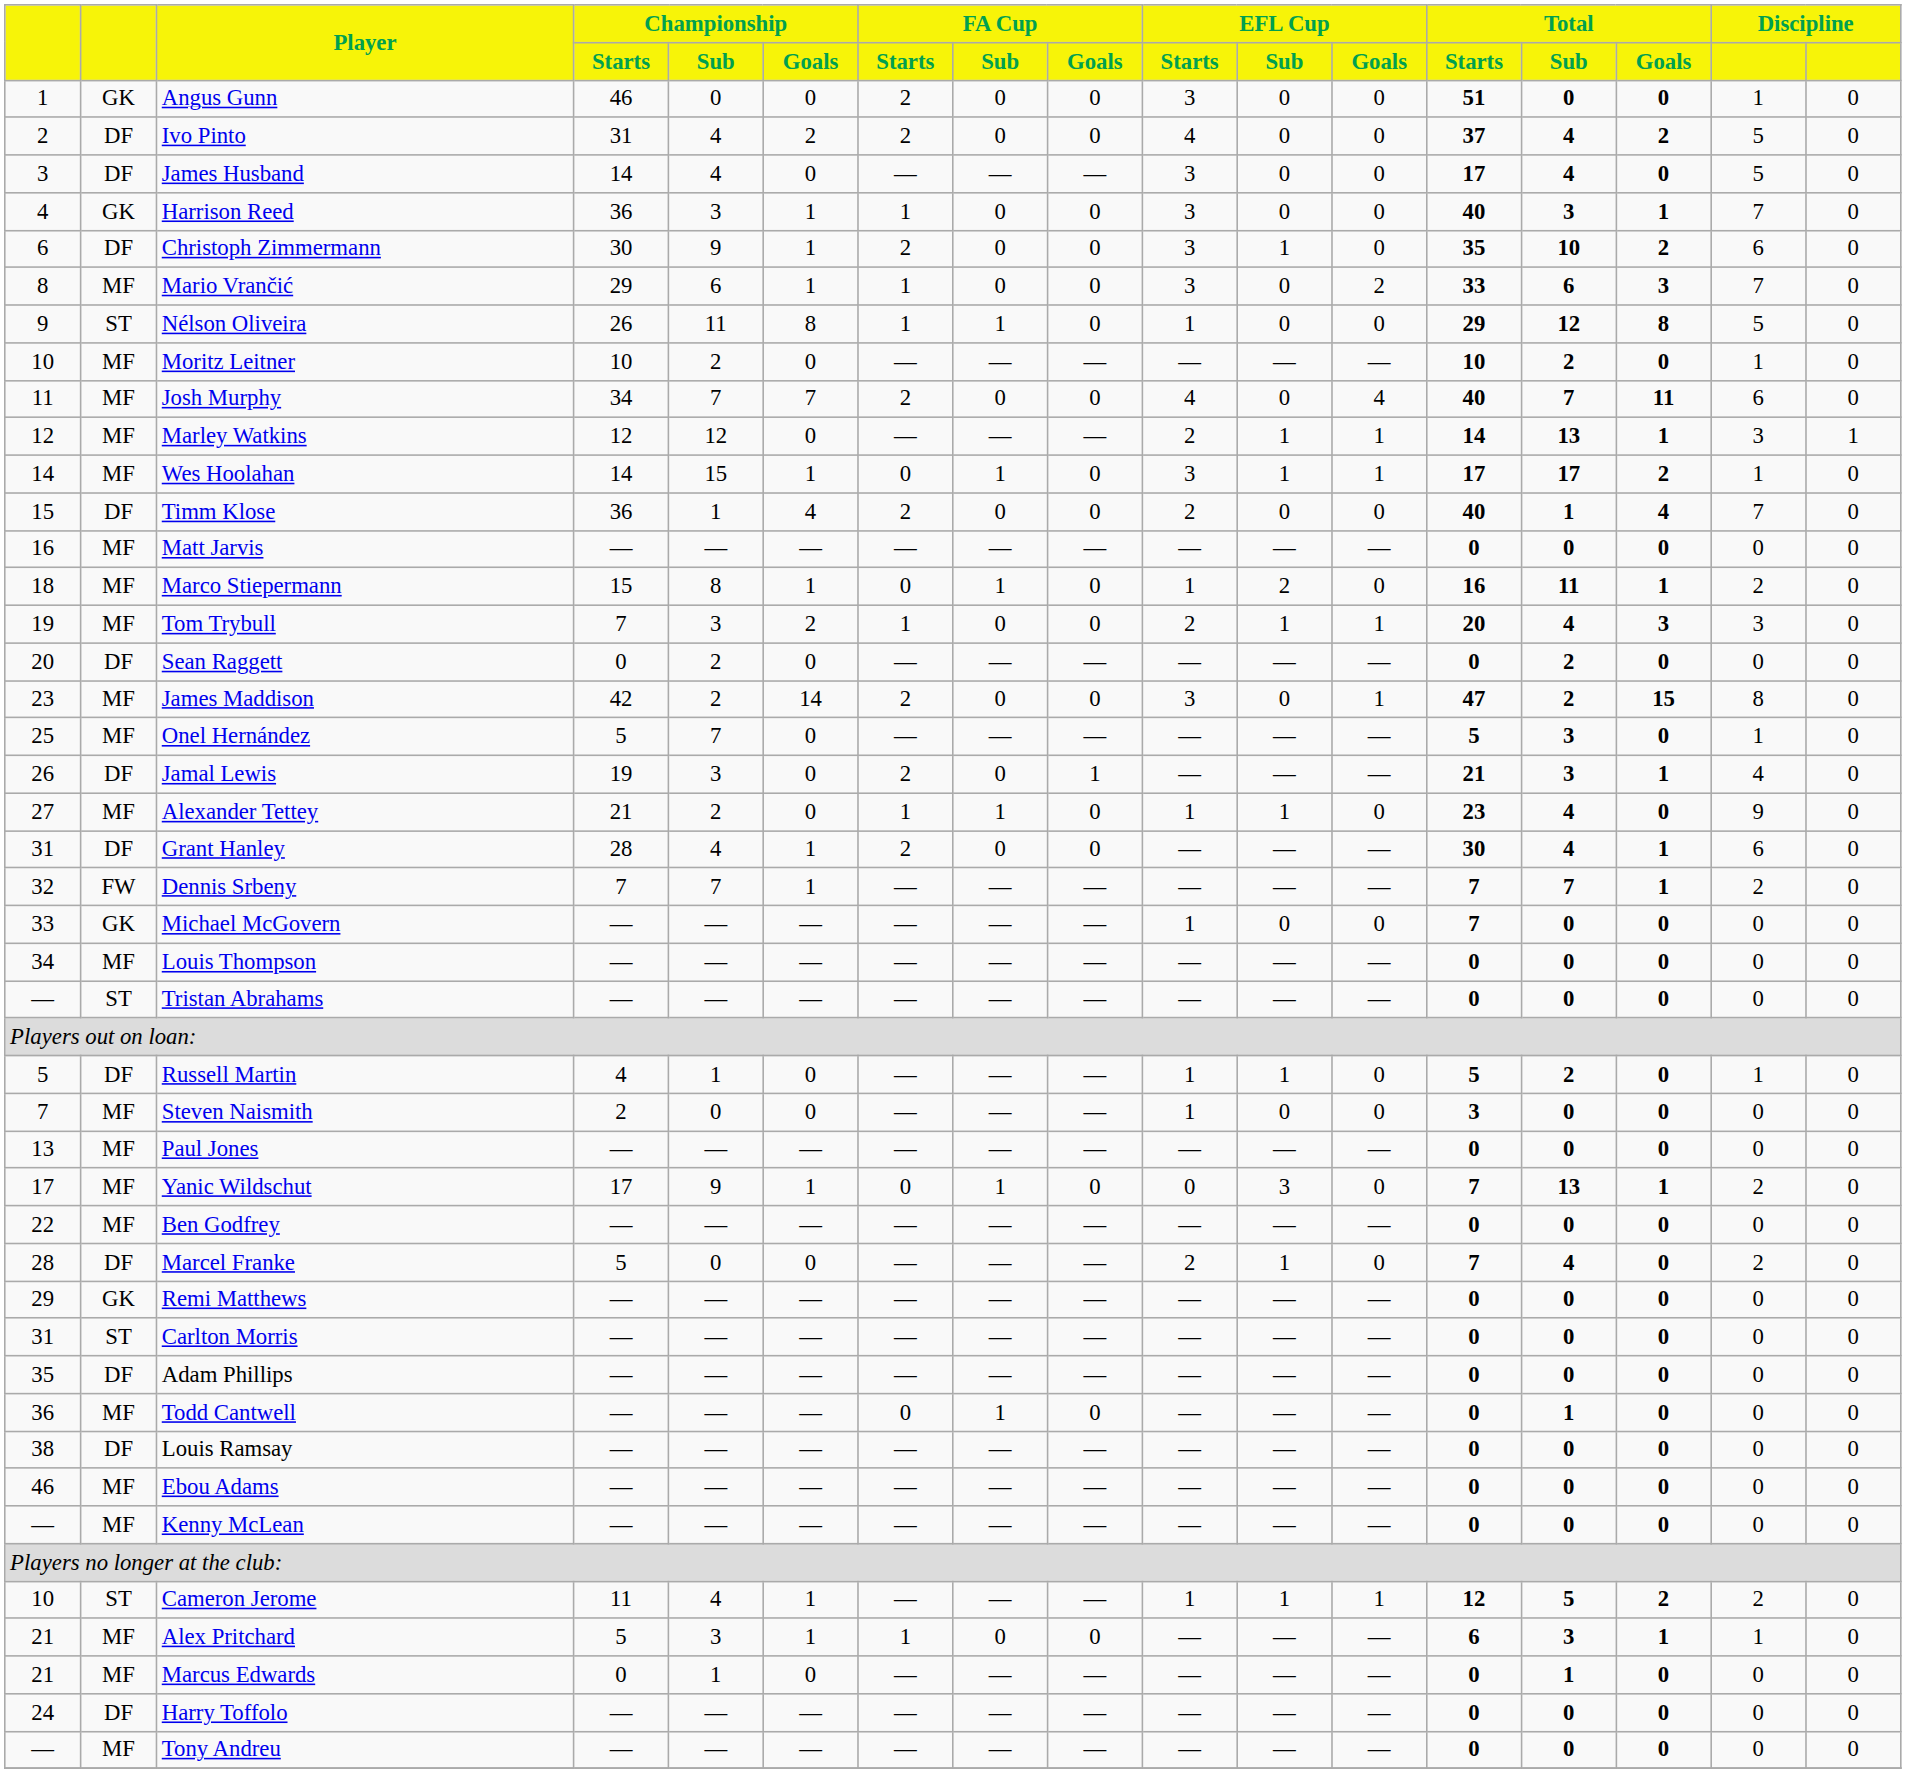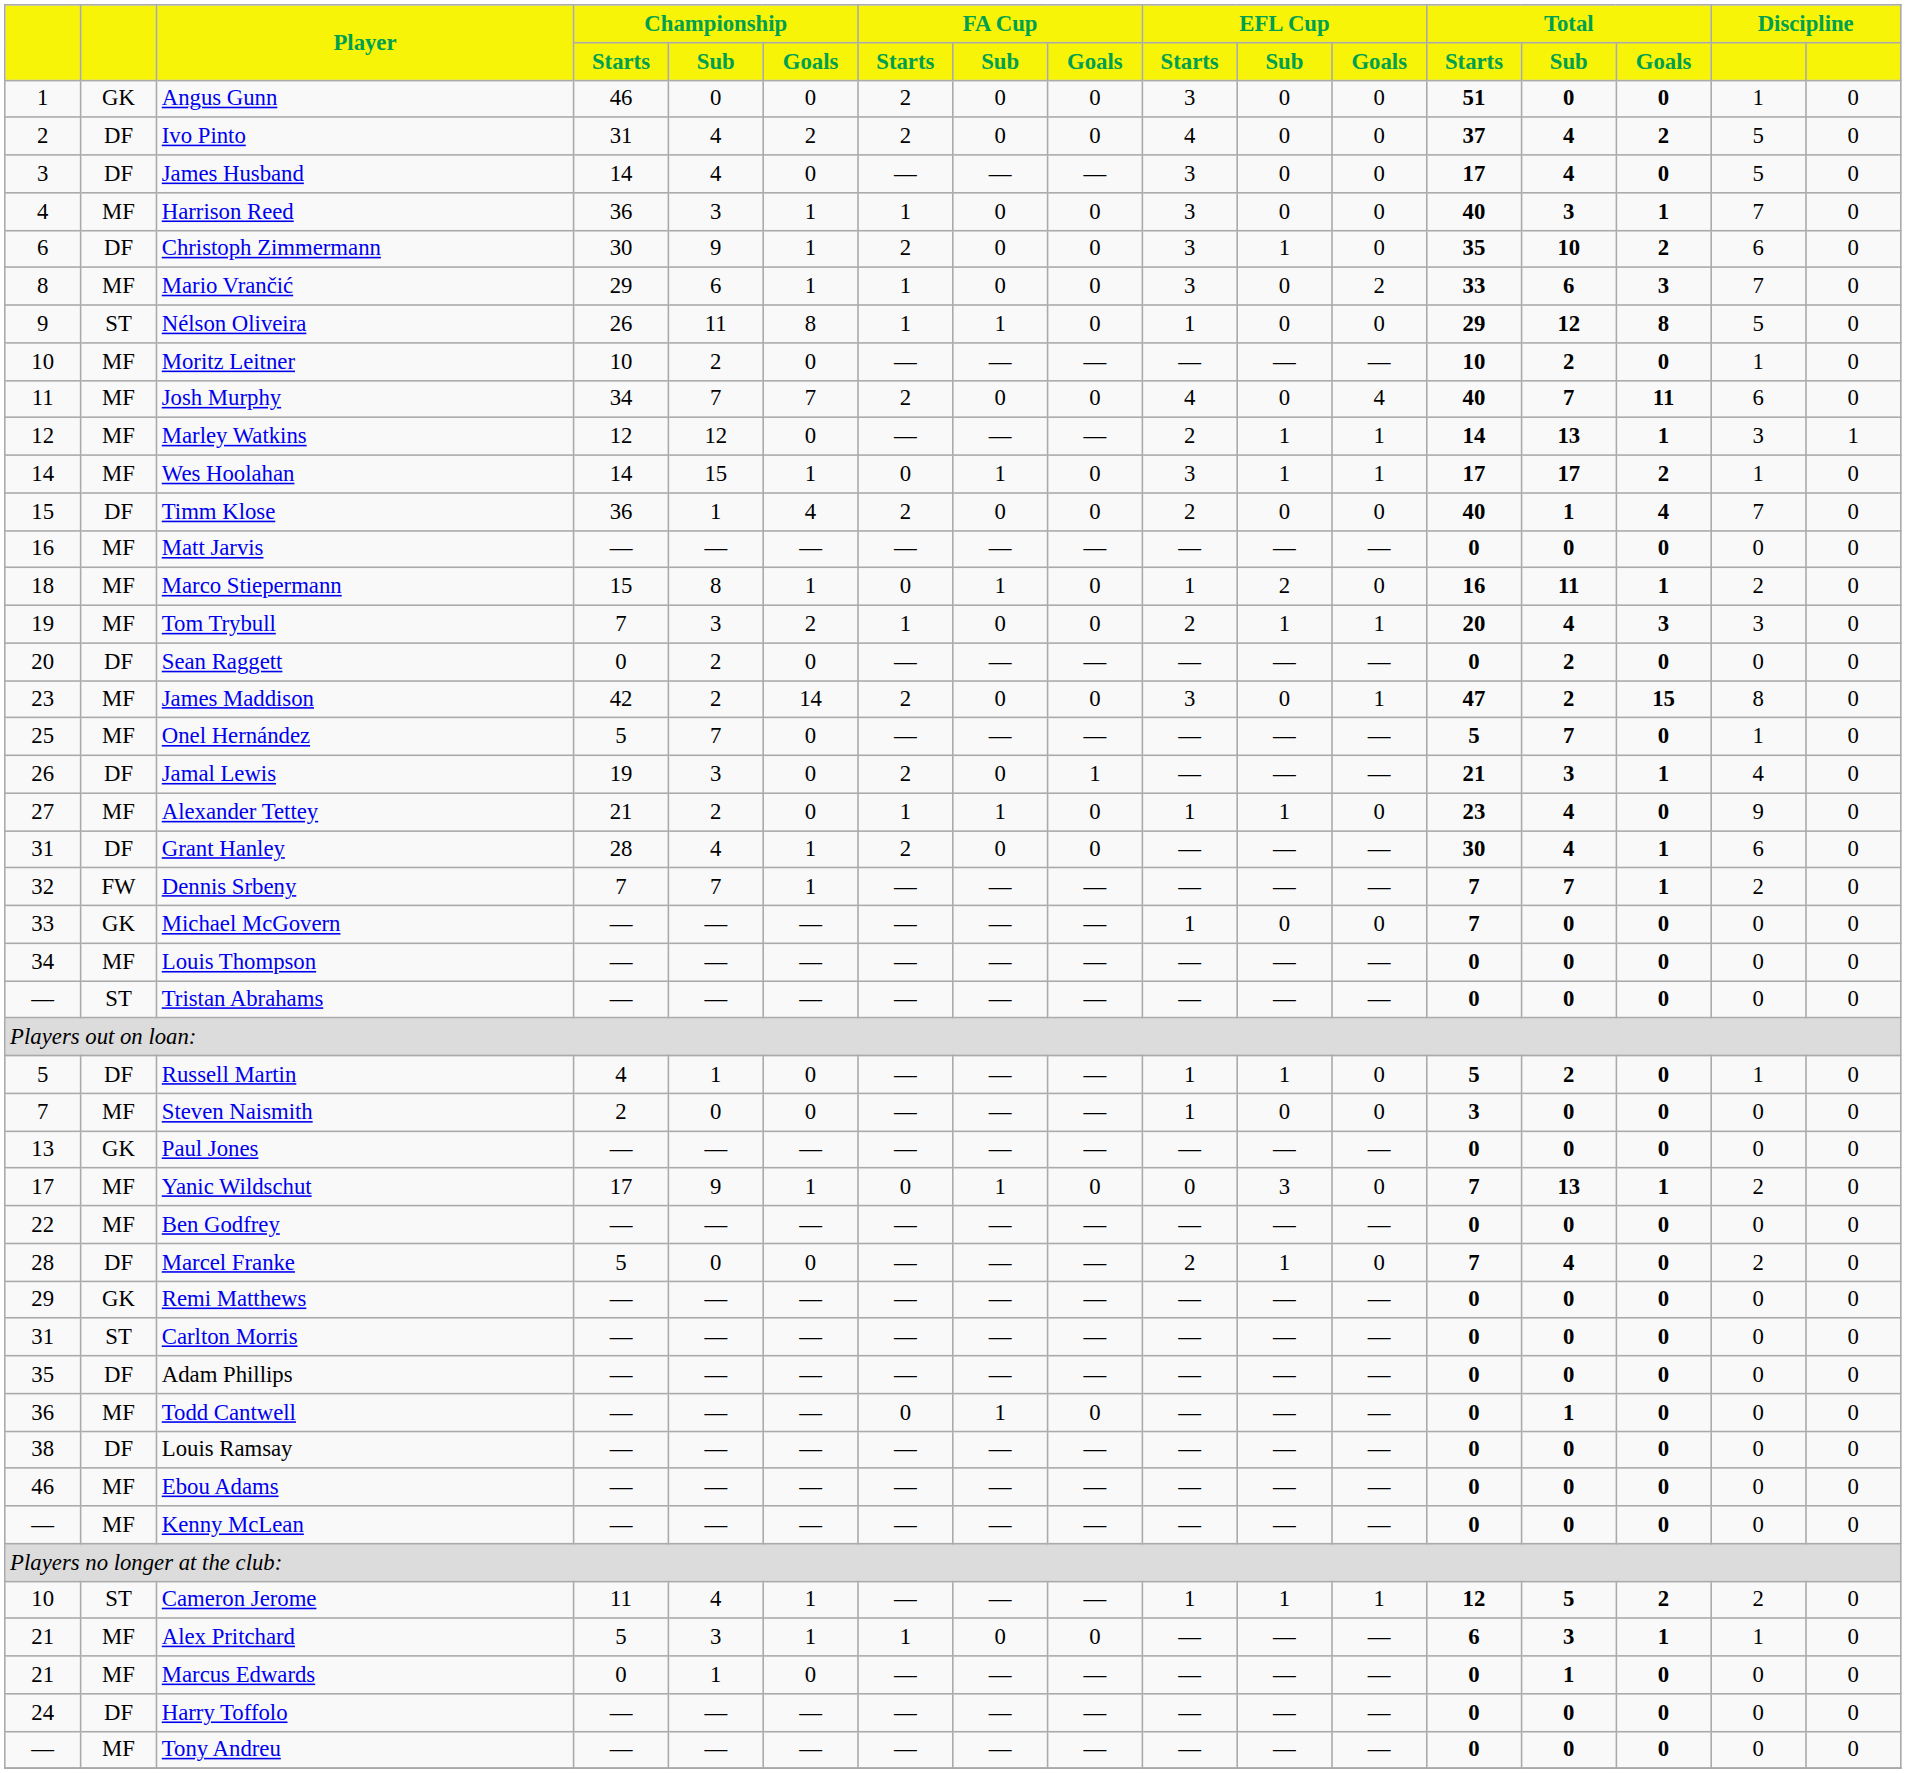(119, 211) GK -> (119, 211) MF
(1569, 736) 3 -> (1569, 736) 7
(119, 1149) MF -> (119, 1149) GK
